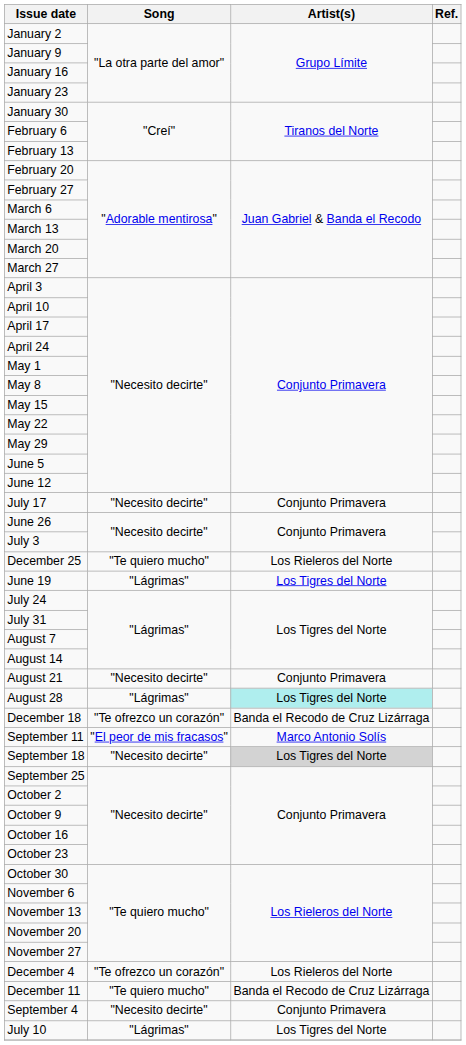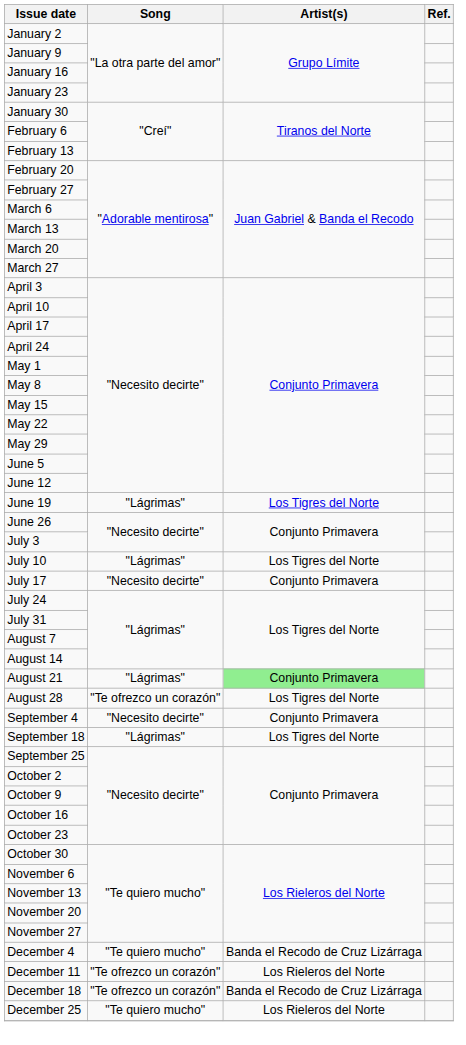rows swapped: (29, 580) <-> (27, 502)
rows swapped: (27, 1030) <-> (44, 561)
(159, 678) "Necesito decirte" -> (155, 678) "Lágrimas"
(331, 678) no background -> (324, 678) lightgreen background
(159, 698) "Lágrimas" -> (155, 698) "Te ofrezco un corazón"
(331, 698) paleturquoise background -> (324, 698) no background
rows swapped: (42, 1010) <-> (44, 717)
- row: (45, 737)
(159, 756) "Necesito decirte" -> (155, 737) "Lágrimas"
(331, 756) lightgrey background -> (324, 737) no background
(159, 971) "Te ofrezco un corazón" -> (155, 952) "Te quiero mucho"
(331, 971) Los Rieleros del Norte -> (324, 952) Banda el Recodo de Cruz Lizárraga
(159, 991) "Te quiero mucho" -> (155, 971) "Te ofrezco un corazón"
(331, 991) Banda el Recodo de Cruz Lizárraga -> (324, 971) Los Rieleros del Norte
